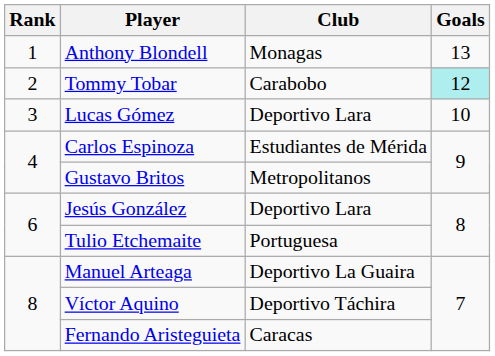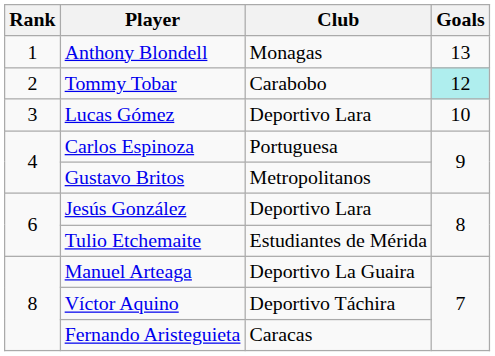(338, 146) Estudiantes de Mérida -> (294, 146) Portuguesa
(294, 240) Portuguesa -> (338, 240) Estudiantes de Mérida
